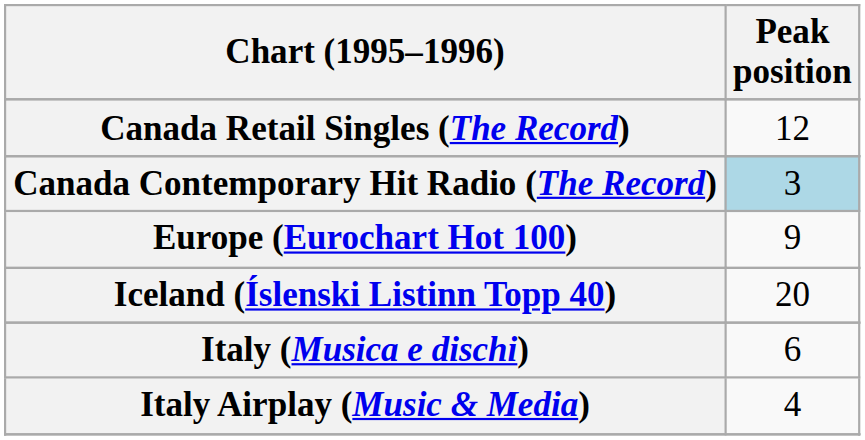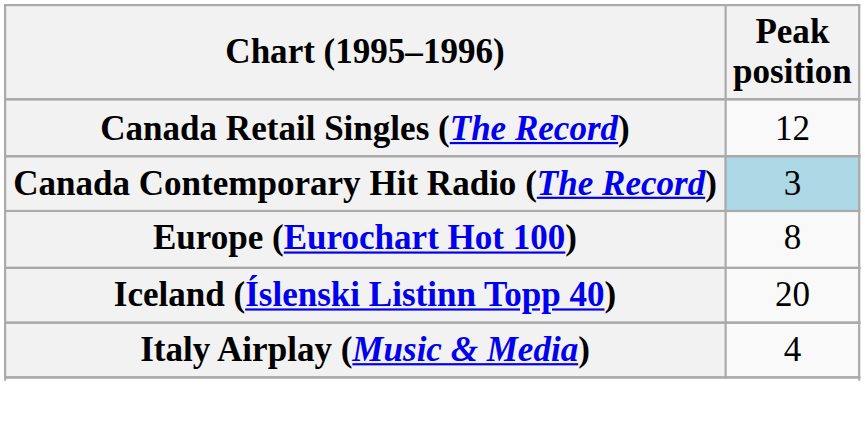(792, 238) 9 -> (792, 238) 8
- row: (365, 349)
